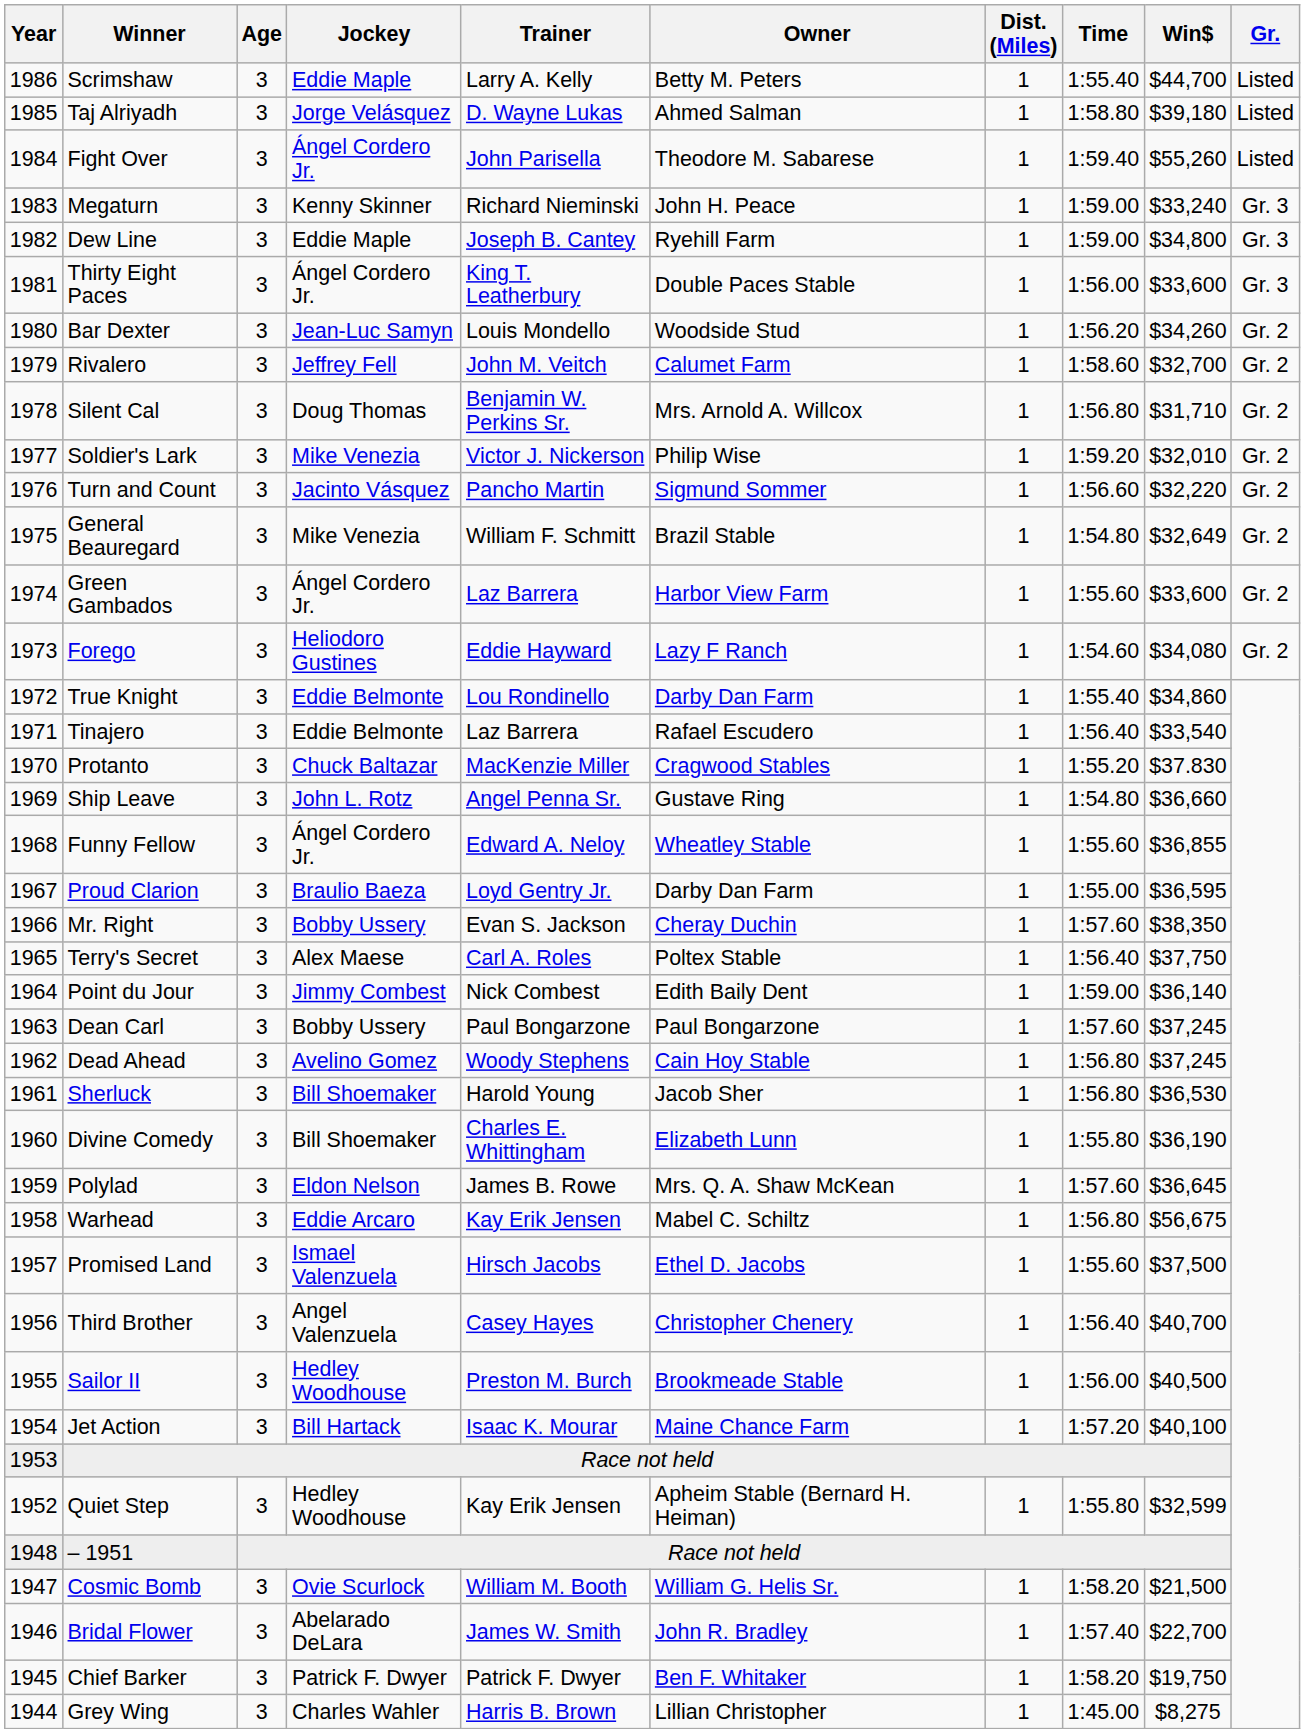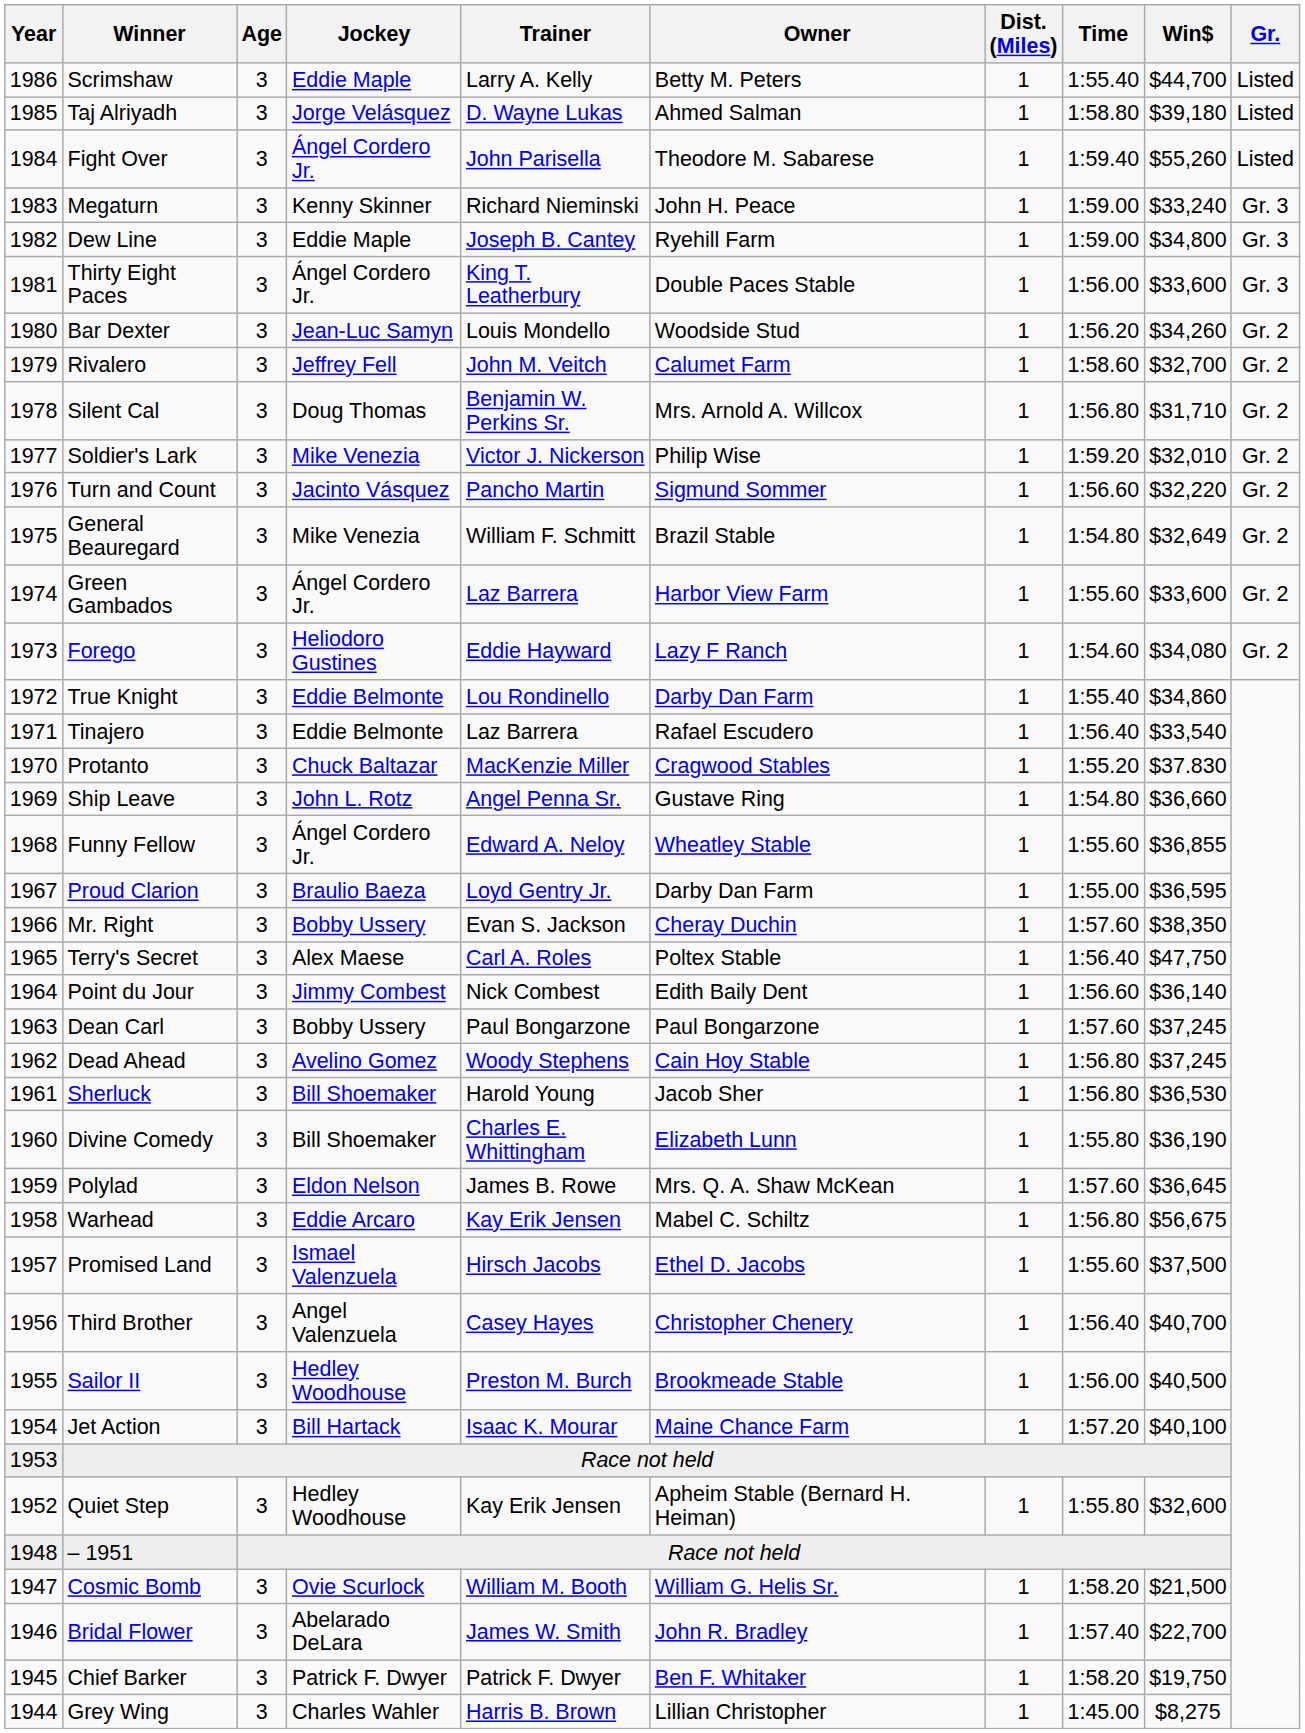(1188, 959) $37,750 -> (1188, 959) $47,750
(1103, 992) 1:59.00 -> (1103, 992) 1:56.60
(1188, 1506) $32,599 -> (1188, 1506) $32,600
